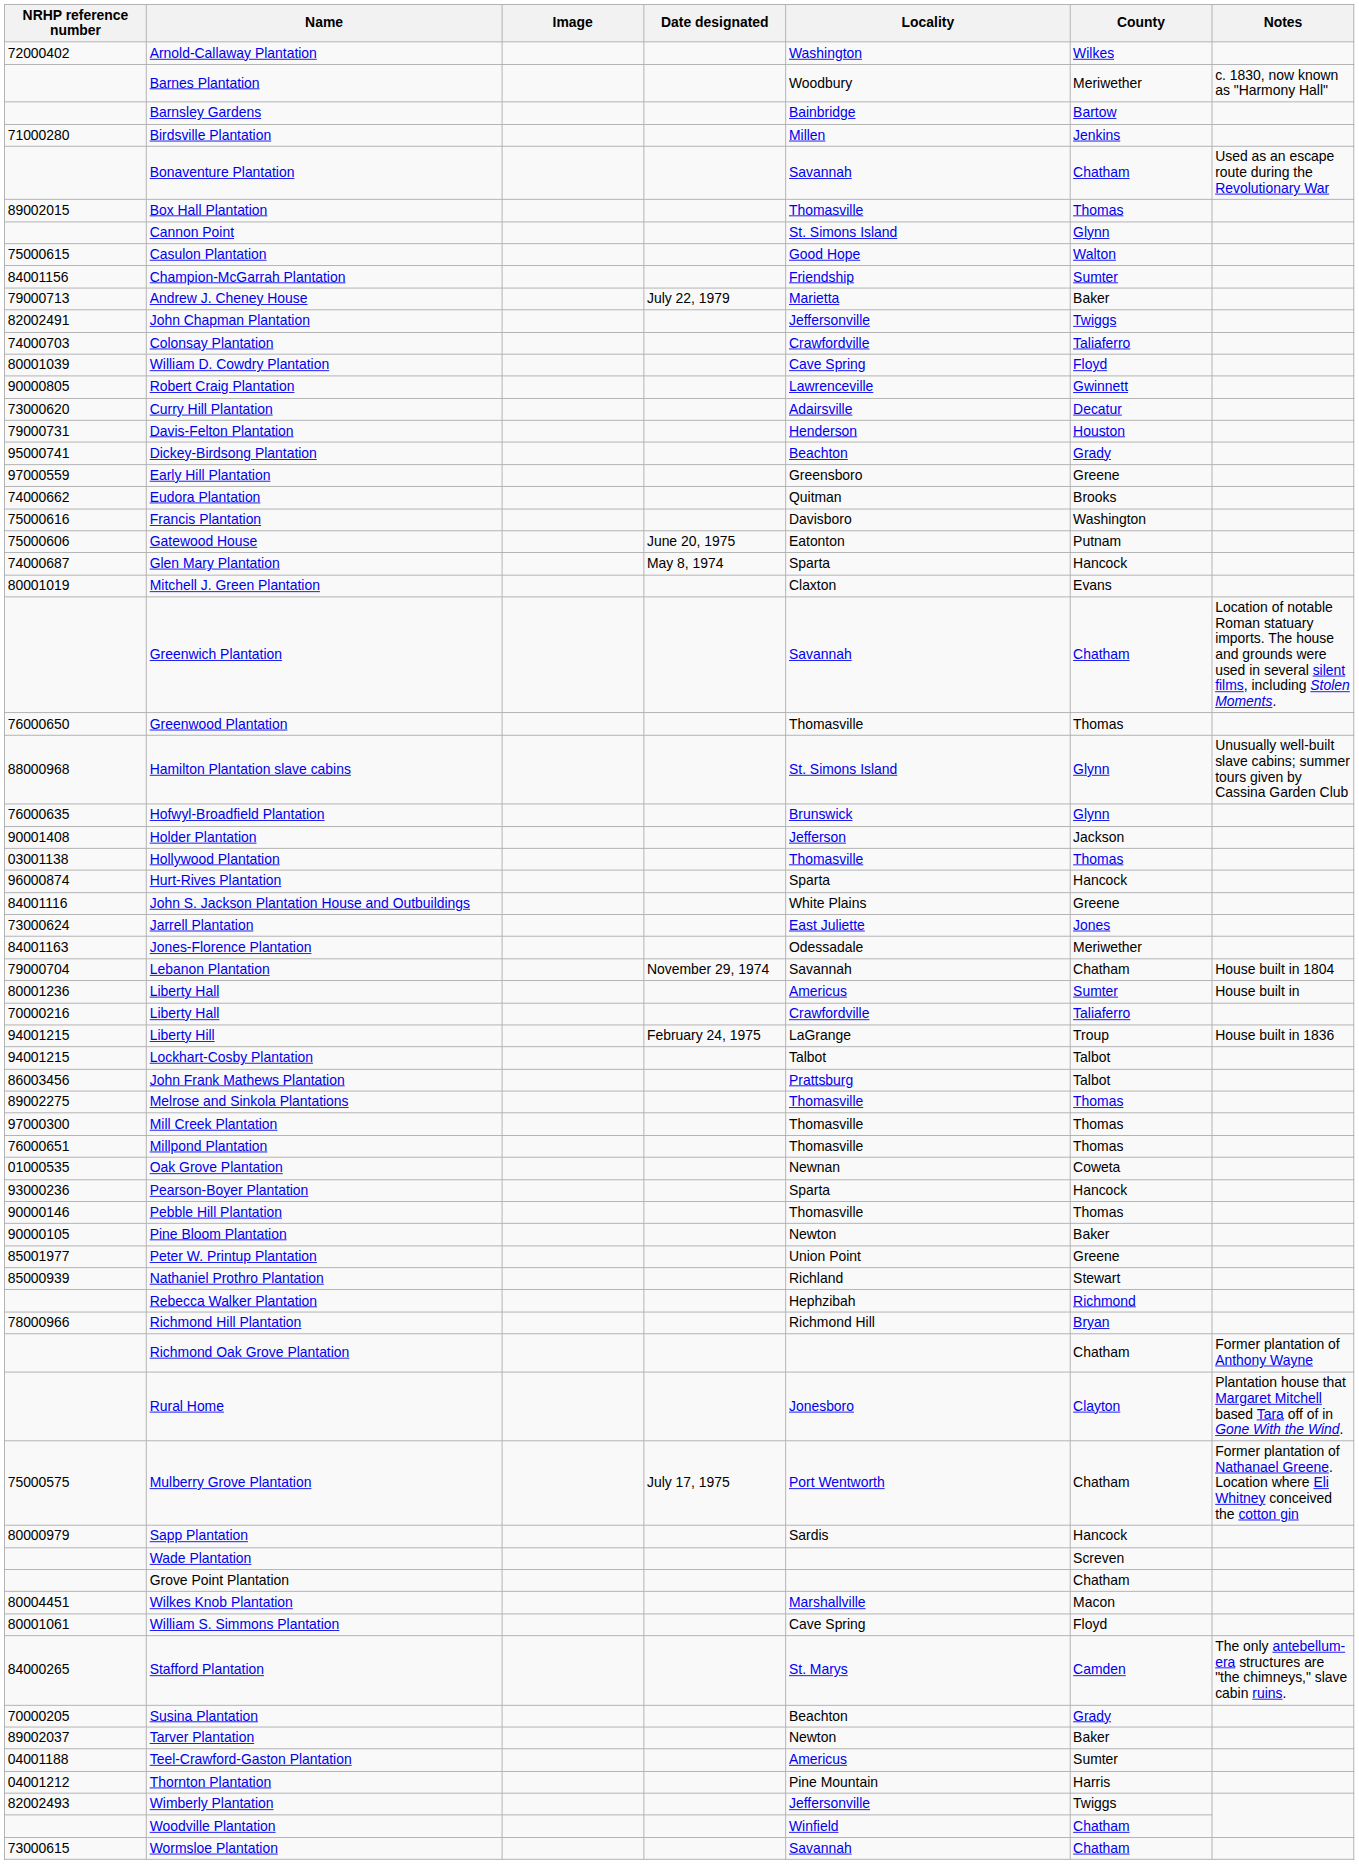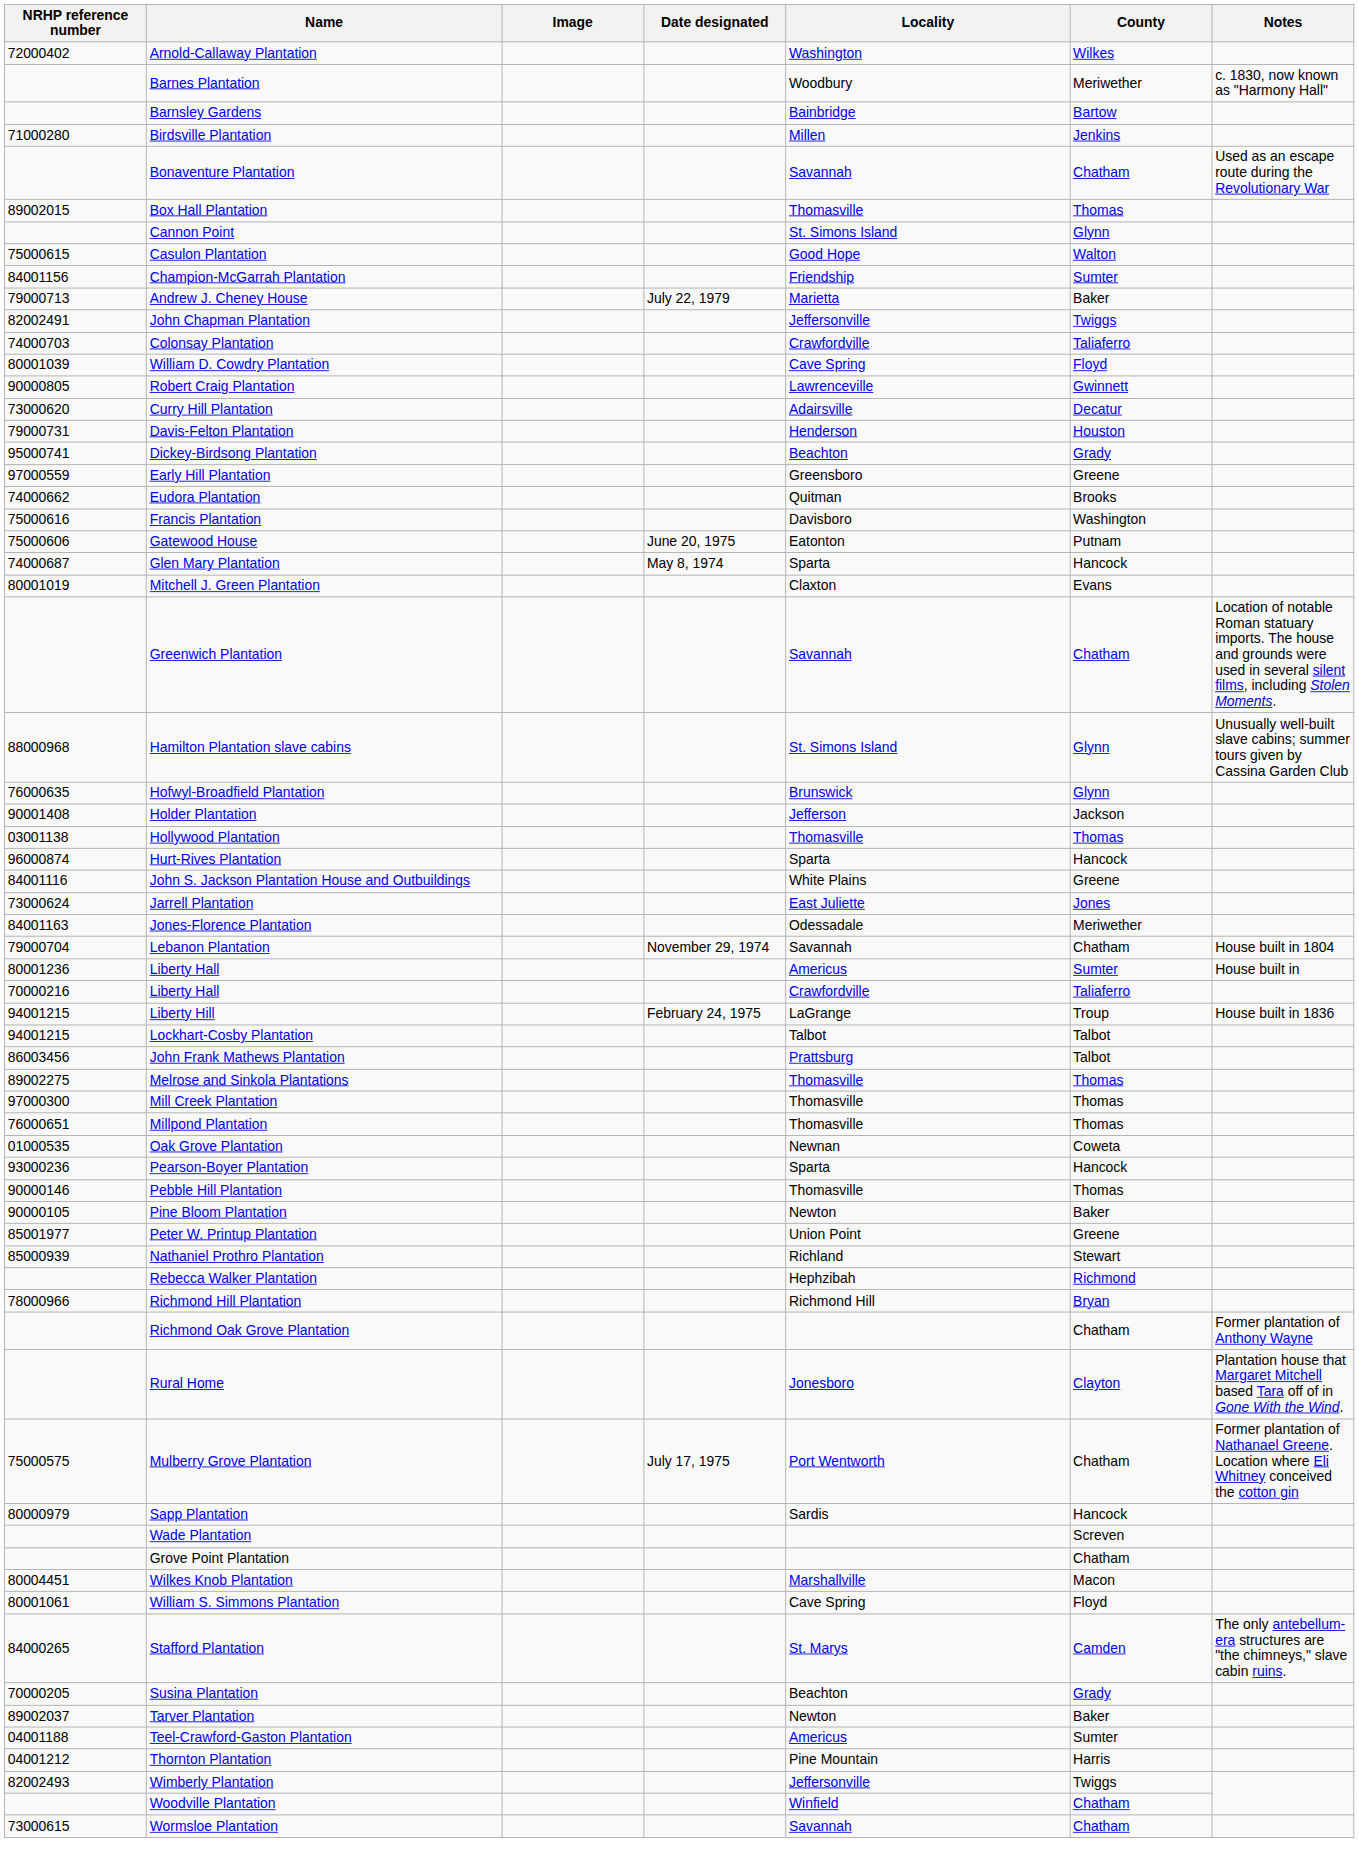- row: (39, 724)
